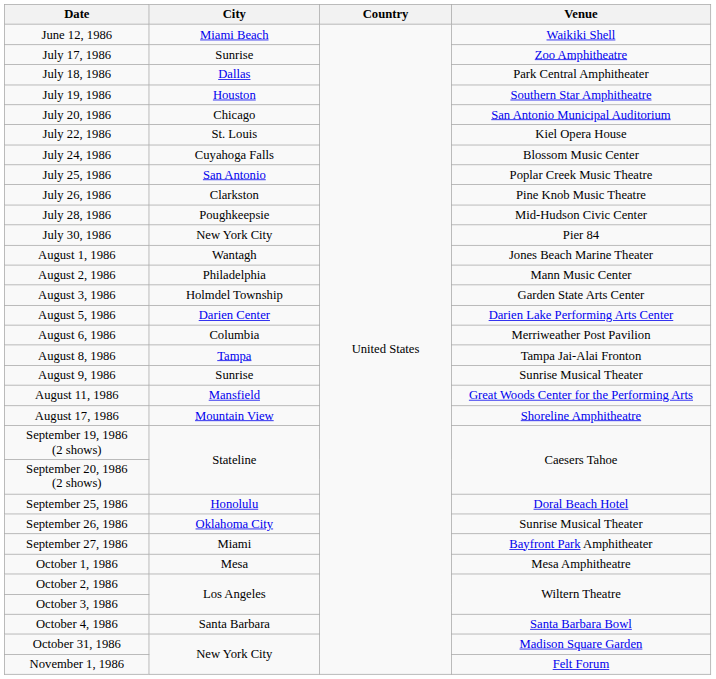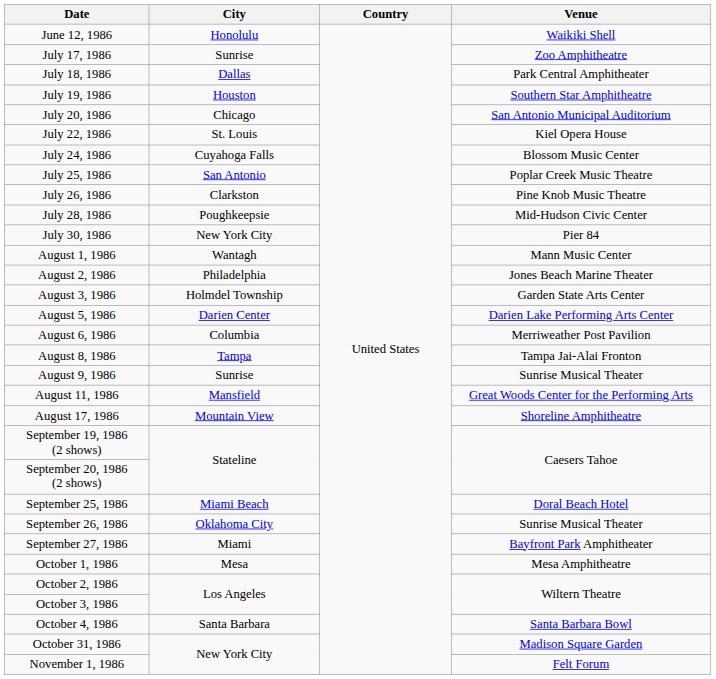(234, 34) Miami Beach -> (234, 34) Honolulu
(581, 255) Jones Beach Marine Theater -> (581, 255) Mann Music Center
(581, 275) Mann Music Center -> (581, 275) Jones Beach Marine Theater
(234, 504) Honolulu -> (234, 504) Miami Beach
